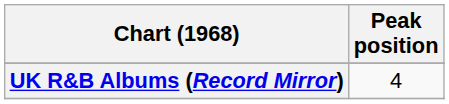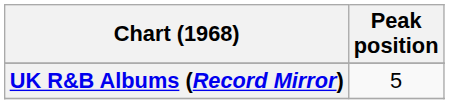(396, 80) 4 -> (396, 80) 5
